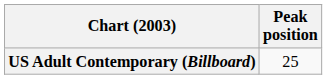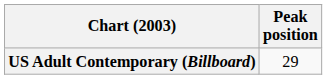(290, 61) 25 -> (290, 61) 29
